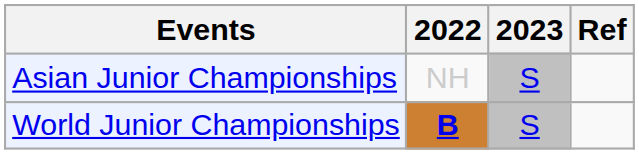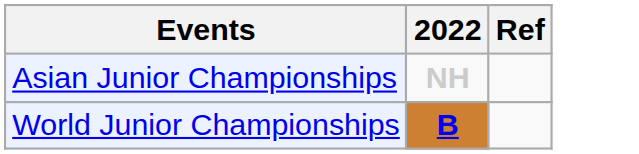- column: (530, 29)
(448, 77) normal -> (448, 77) bold
